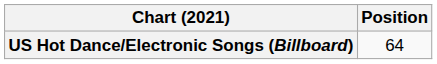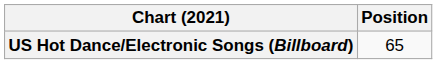(395, 44) 64 -> (395, 44) 65
